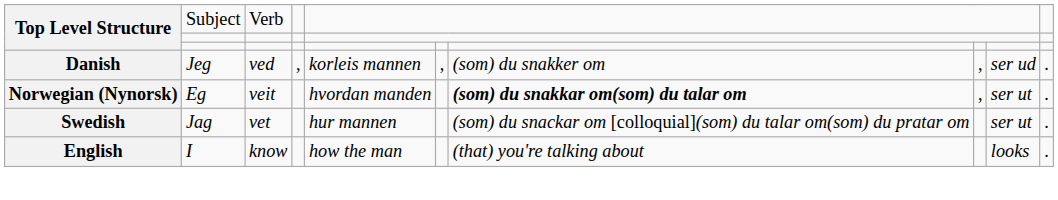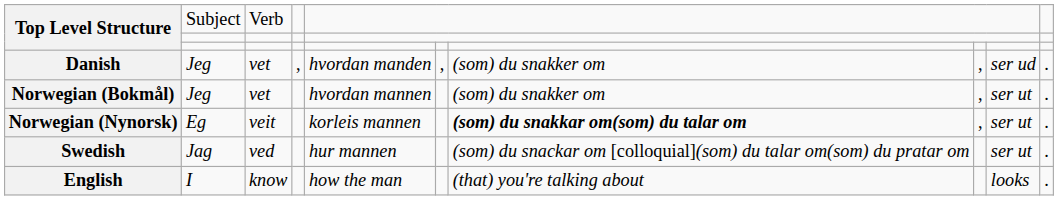(262, 64) ved -> (260, 64) vet
(365, 64) korleis mannen -> (370, 64) hvordan manden
+ row: (93, 93)
(370, 93) hvordan manden -> (365, 122) korleis mannen
(260, 122) vet -> (262, 151) ved
